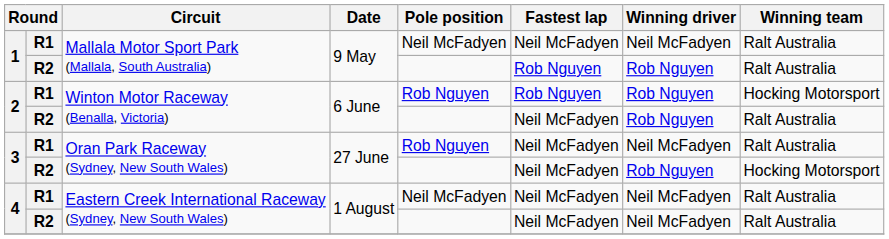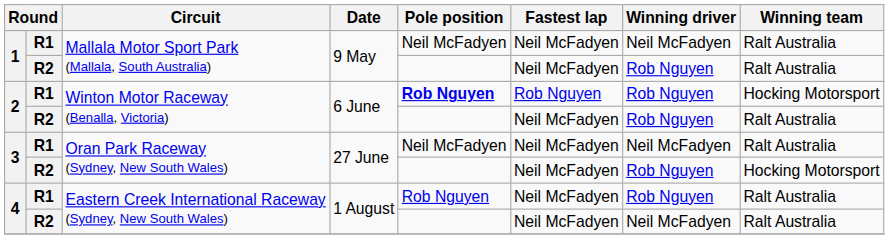(558, 68) Rob Nguyen -> (566, 68) Neil McFadyen
(445, 94) normal -> (448, 94) bold
(445, 145) Rob Nguyen -> (454, 145) Neil McFadyen
(454, 196) Neil McFadyen -> (445, 196) Rob Nguyen
(679, 196) Neil McFadyen -> (670, 196) Rob Nguyen
